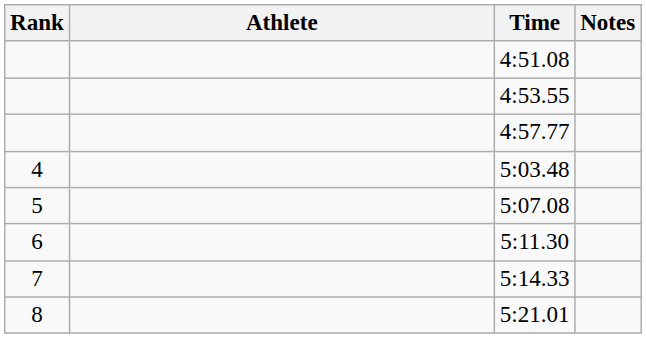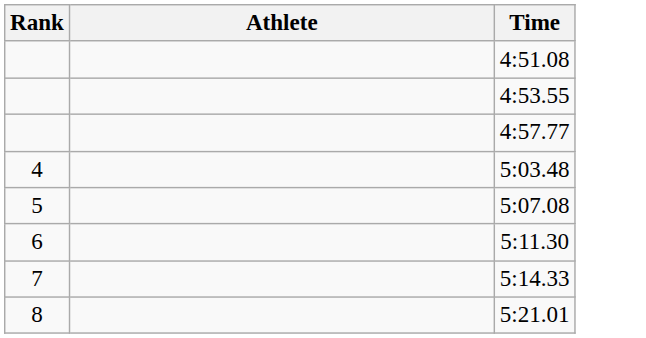- column: (608, 22)
